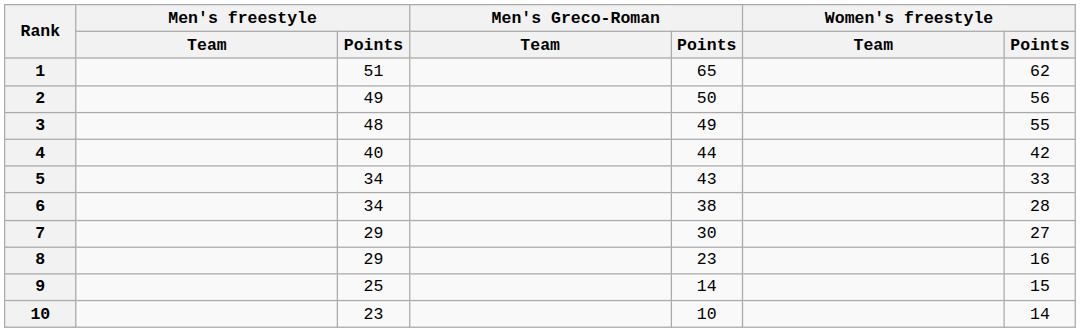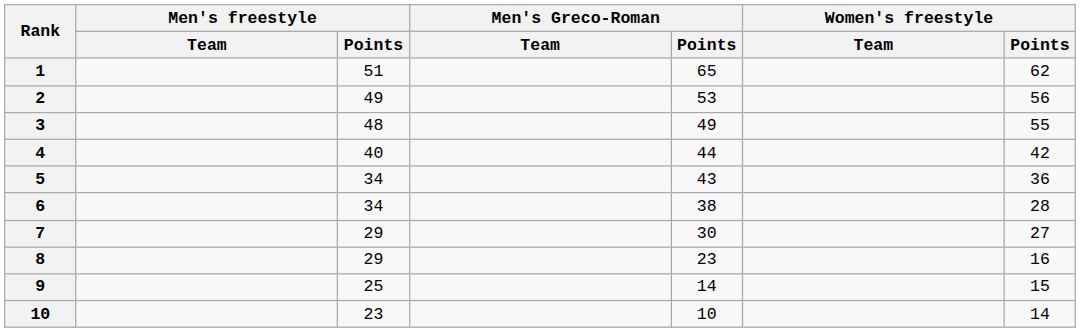(707, 99) 50 -> (707, 99) 53
(1040, 180) 33 -> (1040, 180) 36
